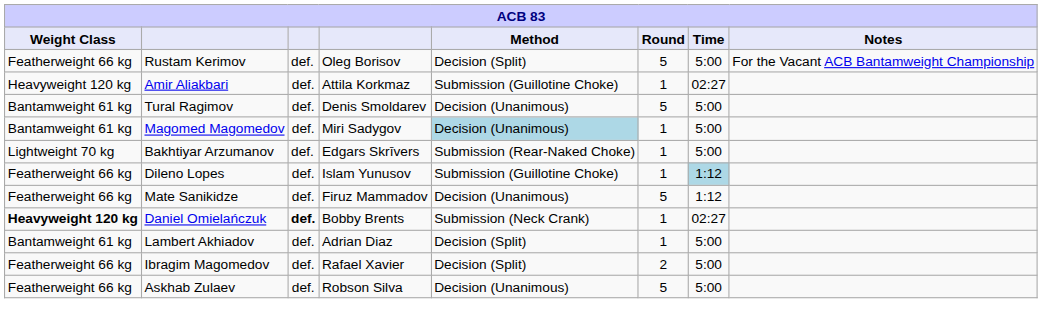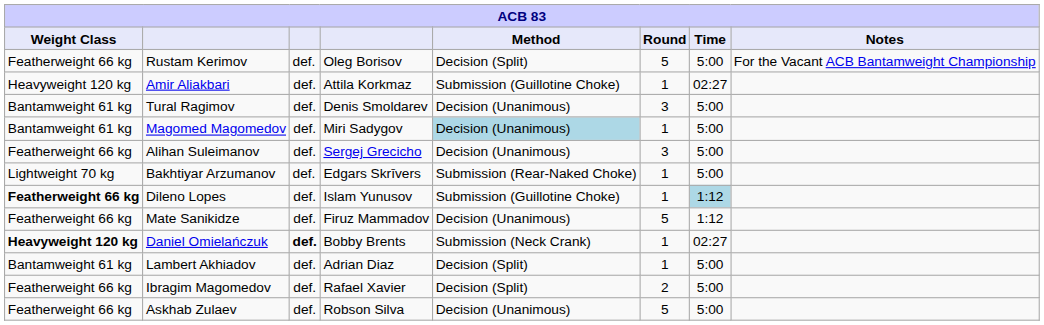(663, 106) 5 -> (665, 106) 3
+ row: (203, 151)
(70, 174) normal -> (74, 196) bold
